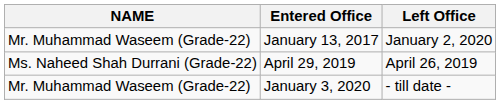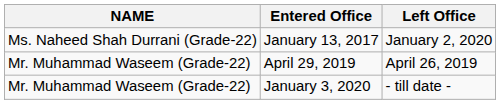(129, 39) Mr. Muhammad Waseem (Grade-22) -> (132, 39) Ms. Naheed Shah Durrani (Grade-22)
(132, 63) Ms. Naheed Shah Durrani (Grade-22) -> (129, 63) Mr. Muhammad Waseem (Grade-22)
